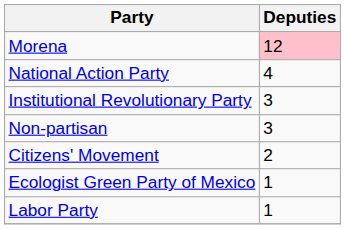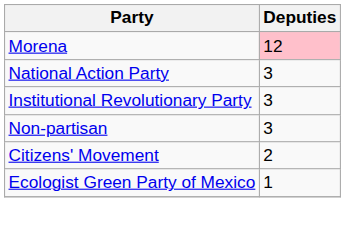(268, 73) 4 -> (268, 73) 3
- row: (53, 210)
